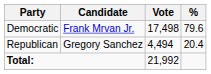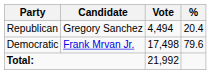rows swapped: (33, 28) <-> (32, 45)
